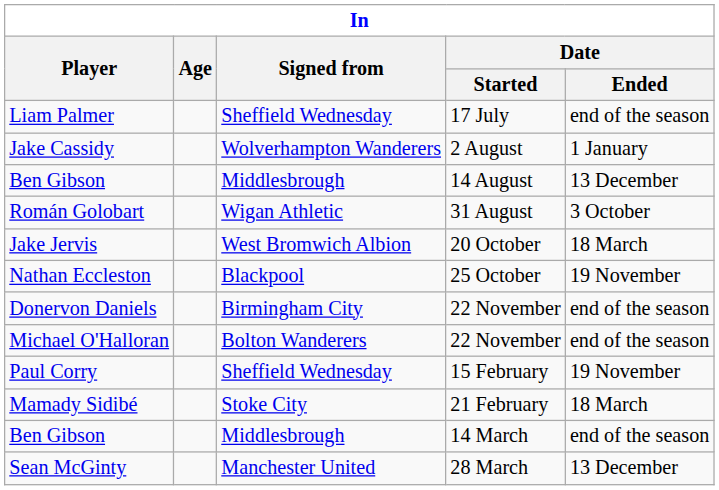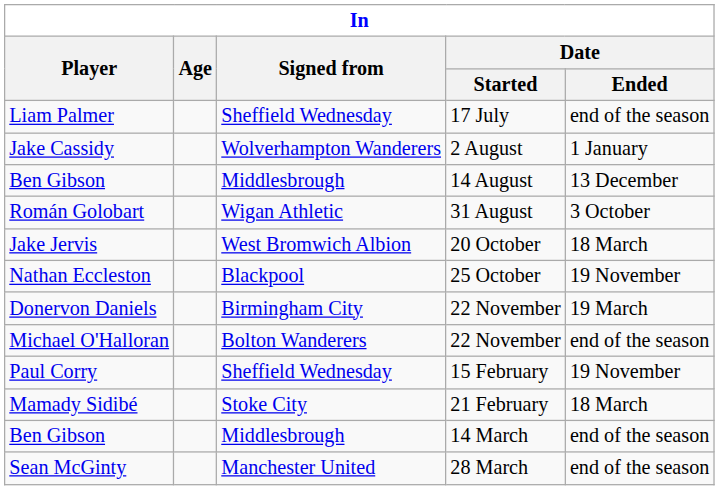(640, 308) end of the season -> (609, 308) 19 March
(624, 468) 13 December -> (640, 468) end of the season
